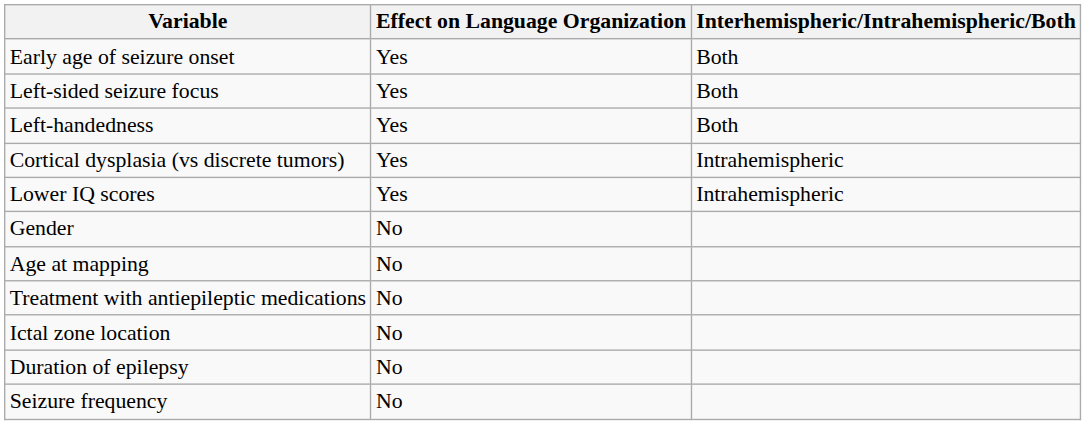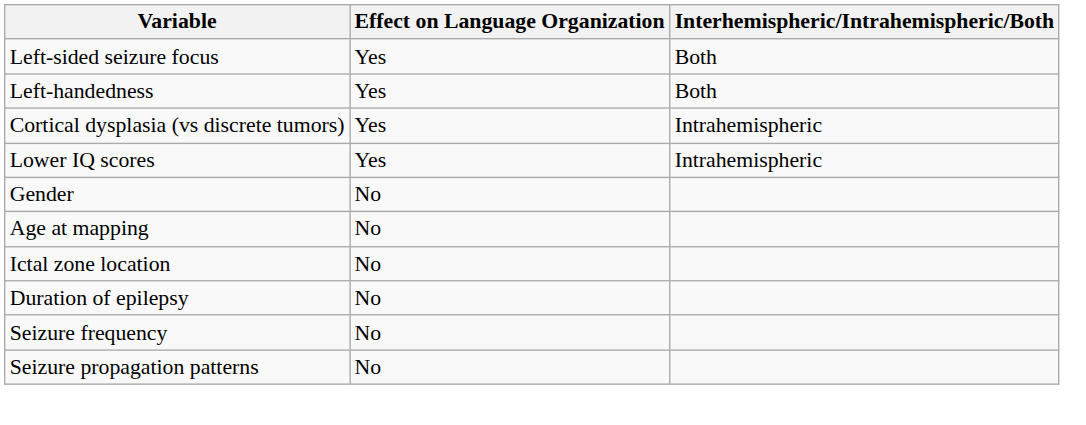- row: (122, 56)
- row: (188, 297)
+ row: (134, 366)
